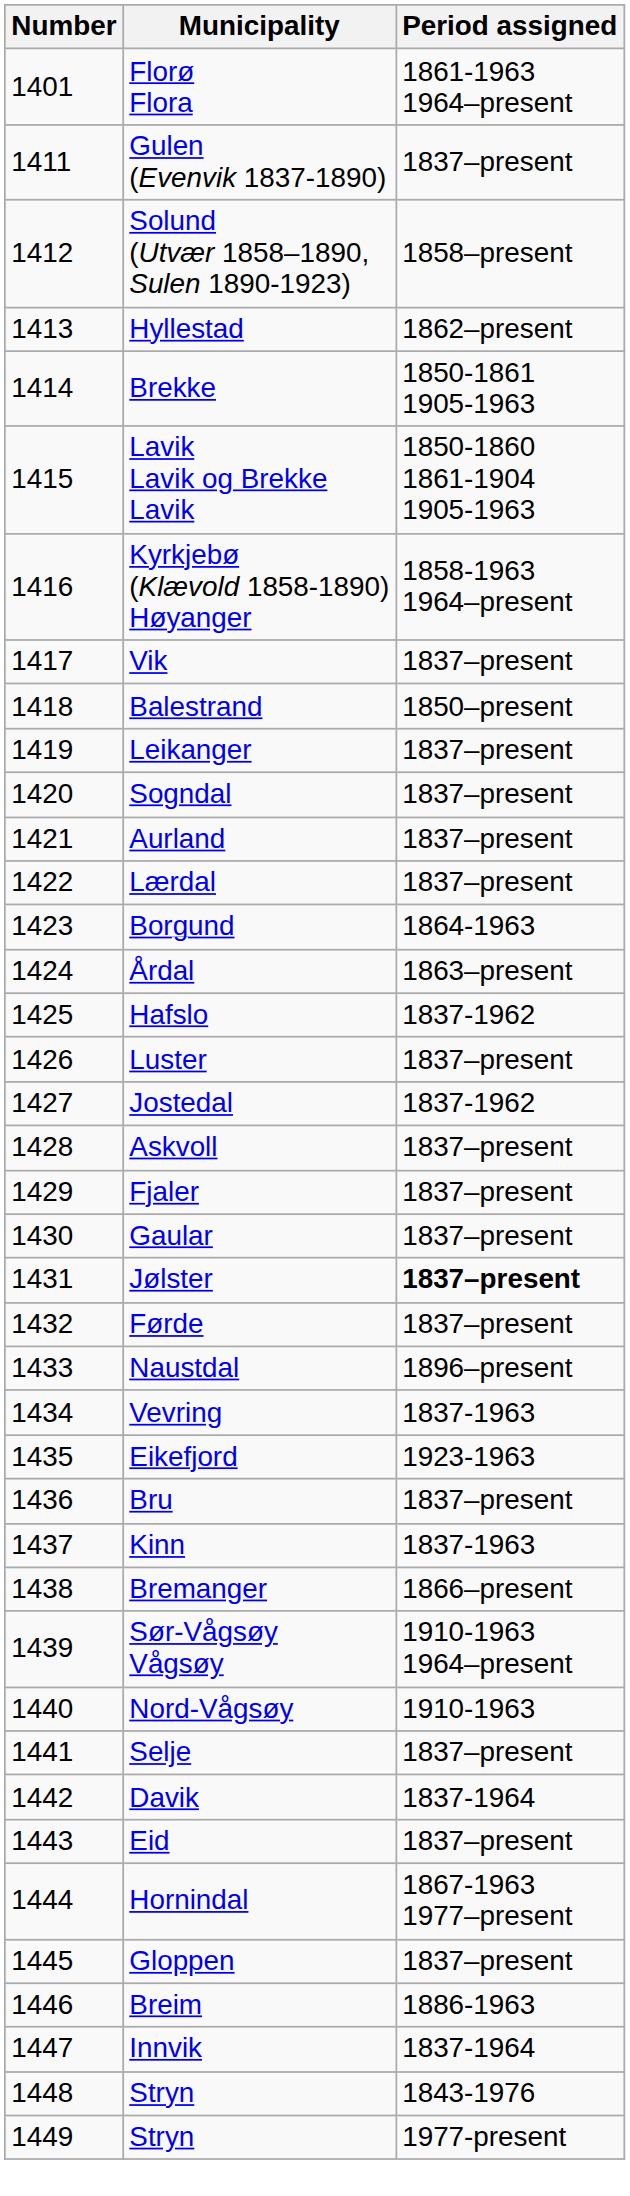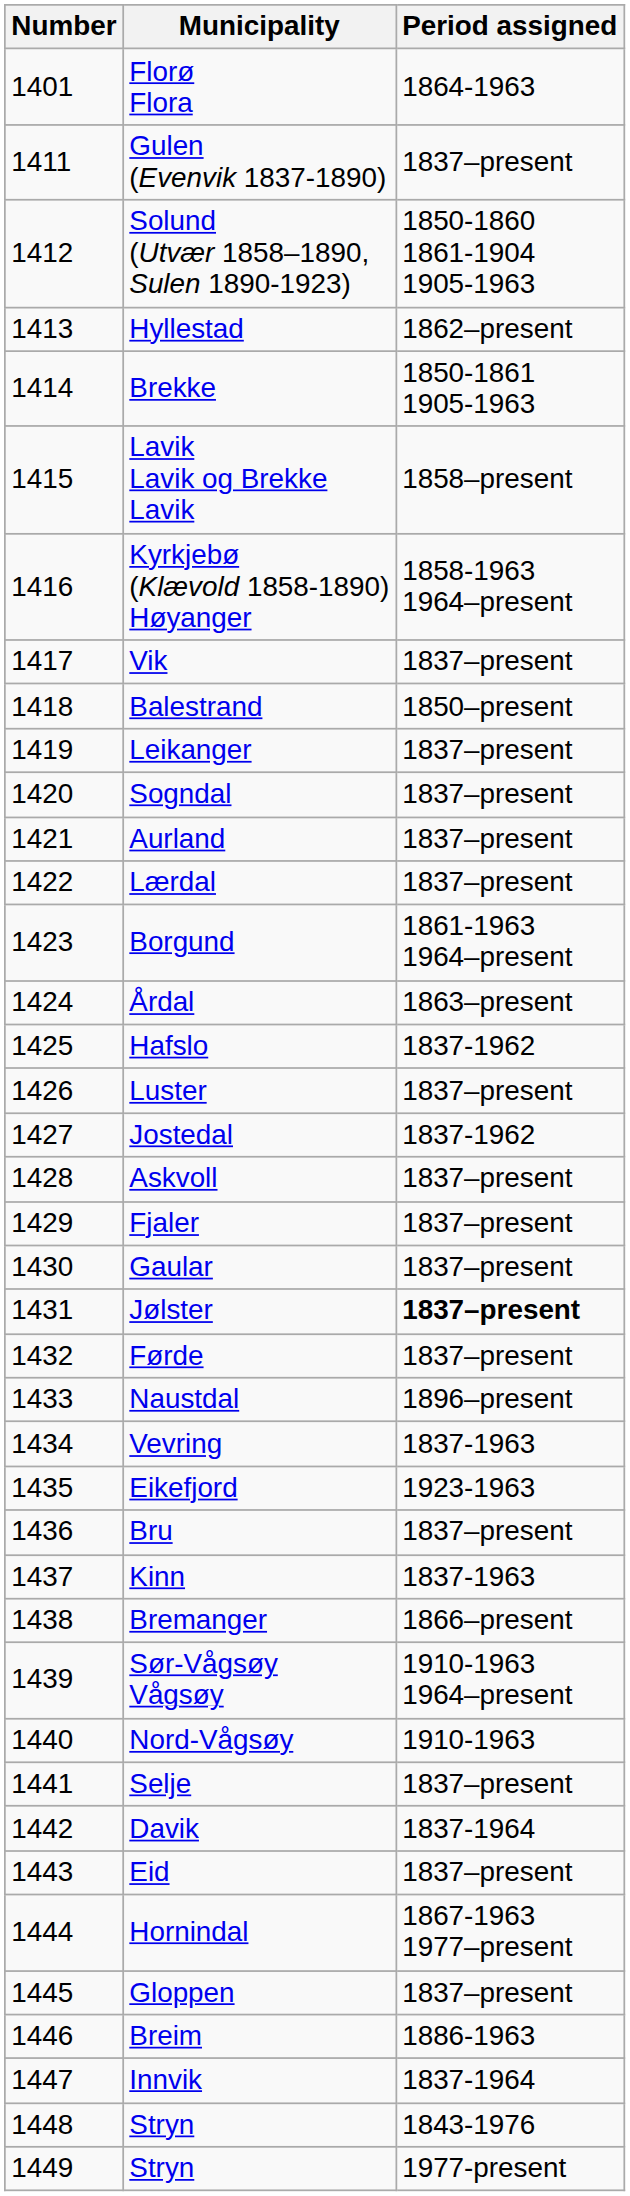(487, 86) 1861-1963 1964–present -> (469, 86) 1864-1963
(487, 252) 1858–present -> (469, 252) 1850-1860 1861-1904 1905-1963
(469, 479) 1850-1860 1861-1904 1905-1963 -> (487, 479) 1858–present
(469, 926) 1864-1963 -> (487, 942) 1861-1963 1964–present
